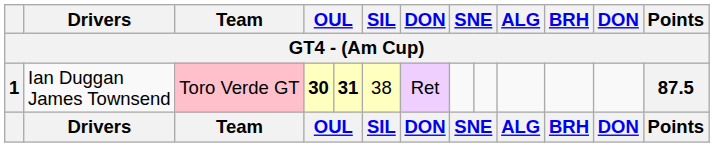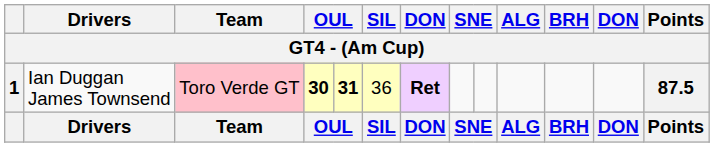(381, 87) 38 -> (381, 87) 36
(425, 87) normal -> (425, 87) bold
